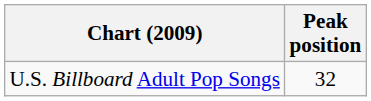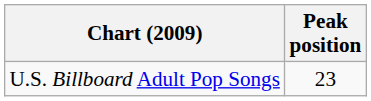(325, 78) 32 -> (325, 78) 23
